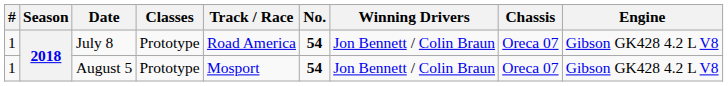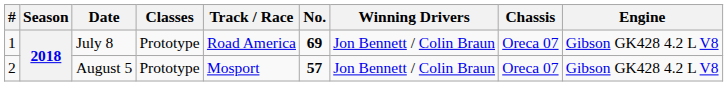(315, 43) 54 -> (315, 43) 69
(12, 68) 1 -> (12, 68) 2
(315, 68) 54 -> (315, 68) 57
